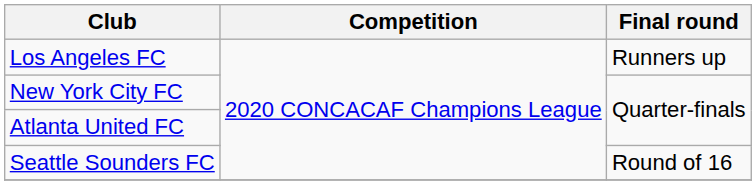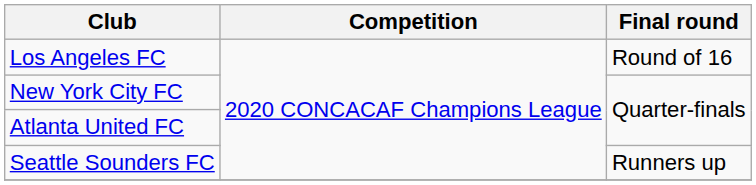(669, 57) Runners up -> (672, 57) Round of 16
(672, 162) Round of 16 -> (669, 162) Runners up
